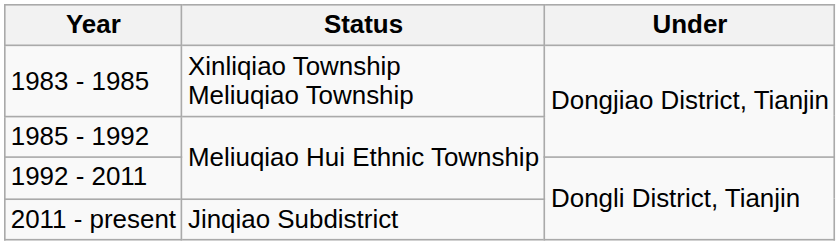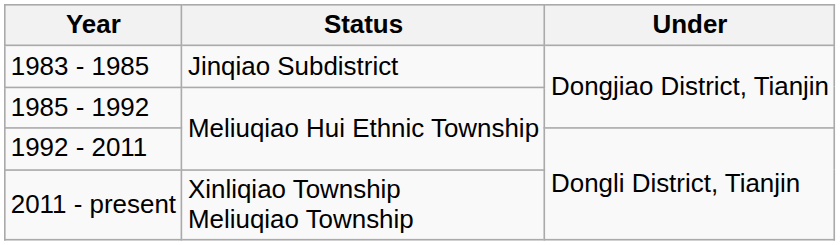(301, 80) Xinliqiao Township Meliuqiao Township -> (293, 66) Jinqiao Subdistrict
(293, 218) Jinqiao Subdistrict -> (301, 204) Xinliqiao Township Meliuqiao Township
